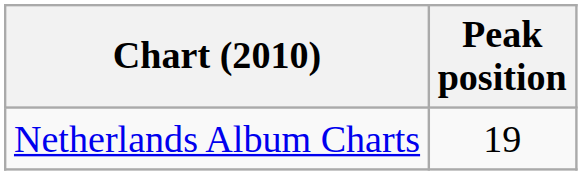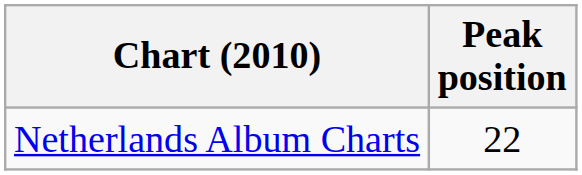(502, 137) 19 -> (502, 137) 22
